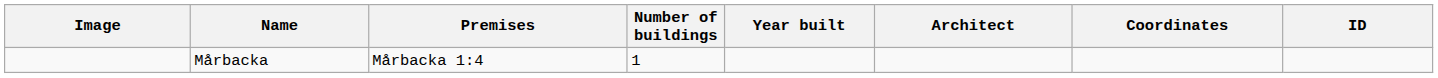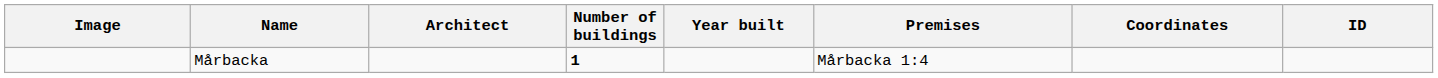columns swapped: (498, 26) <-> (973, 26)
(636, 60) normal -> (575, 60) bold
